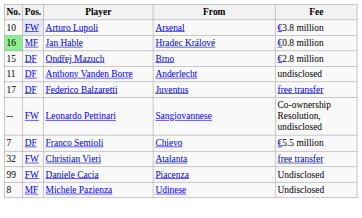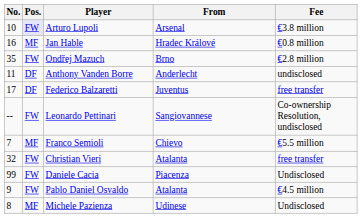(11, 43) lightgreen background -> (11, 43) no background
(11, 59) 15 -> (11, 59) 35
(31, 59) DF -> (32, 59) FW
(31, 143) DF -> (32, 143) MF
+ row: (87, 190)
